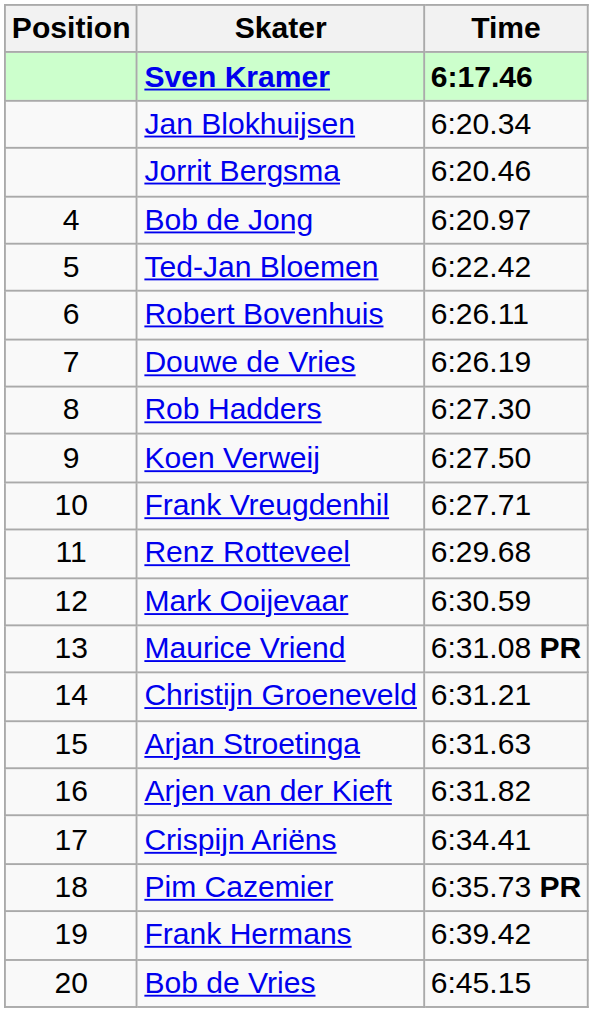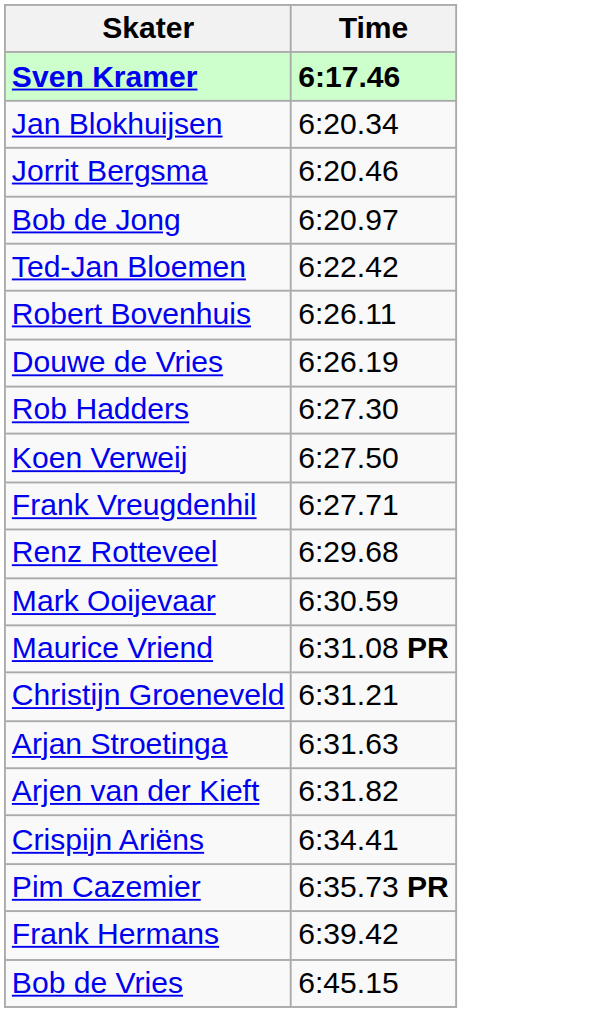- column: (71, 28)
